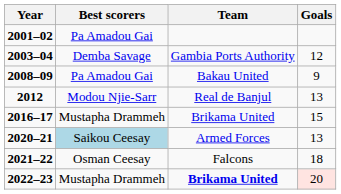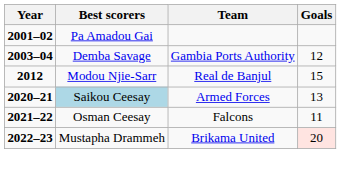- row: (30, 76)
(317, 96) 13 -> (317, 76) 15
- row: (30, 117)
(317, 158) 18 -> (317, 117) 11
(233, 179) bold -> (233, 138) normal
